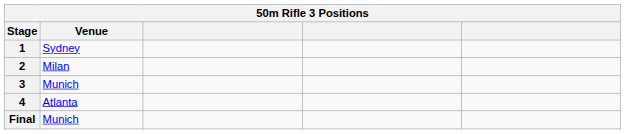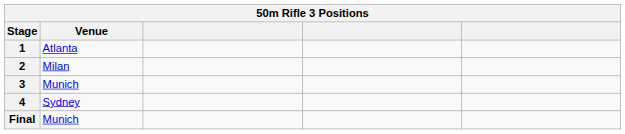(61, 48) Sydney -> (60, 48) Atlanta
(60, 102) Atlanta -> (61, 102) Sydney
